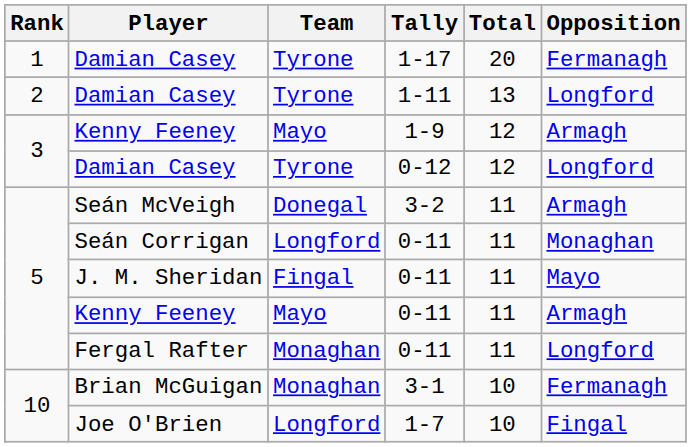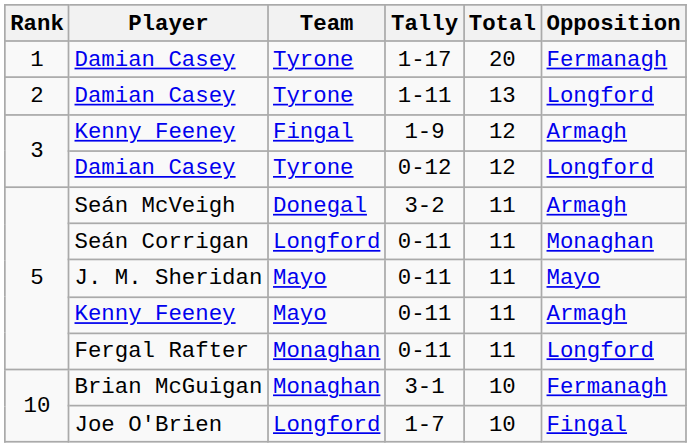(300, 132) Mayo -> (313, 132) Fingal
(313, 278) Fingal -> (300, 278) Mayo
